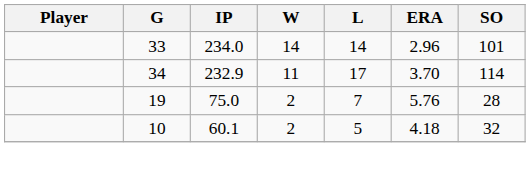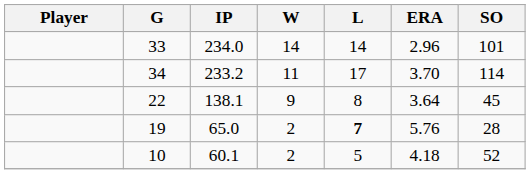(224, 73) 232.9 -> (224, 73) 233.2
+ row: (157, 100)
(224, 100) 75.0 -> (224, 127) 65.0
(358, 100) normal -> (358, 127) bold
(492, 127) 32 -> (492, 155) 52
